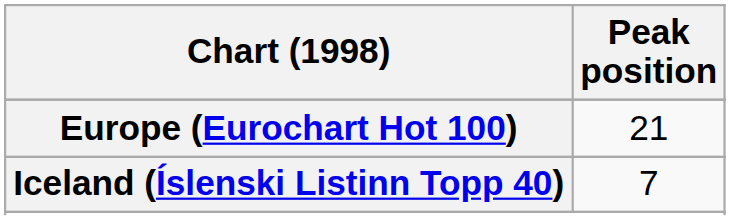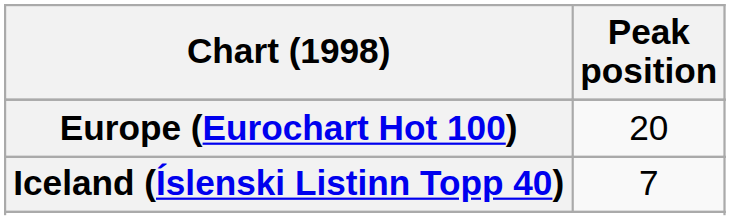(649, 127) 21 -> (649, 127) 20
